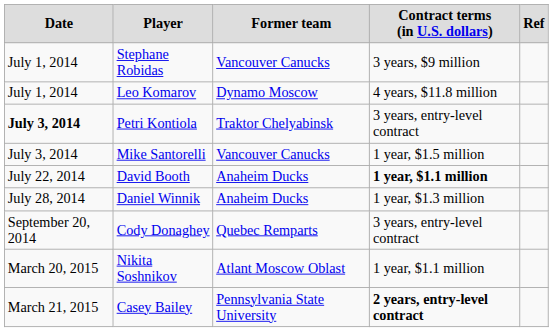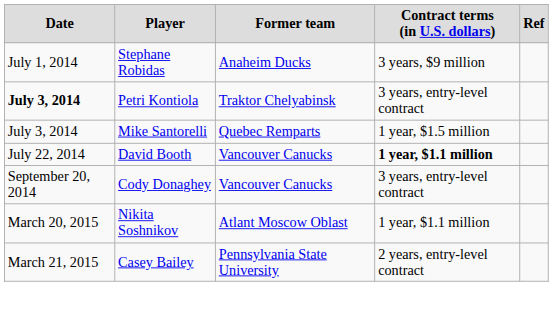(273, 62) Vancouver Canucks -> (265, 62) Anaheim Ducks
- row: (156, 92)
(273, 154) Vancouver Canucks -> (270, 131) Quebec Remparts
(262, 176) Anaheim Ducks -> (276, 154) Vancouver Canucks
- row: (158, 199)
(267, 229) Quebec Remparts -> (276, 184) Vancouver Canucks
(431, 307) bold -> (433, 261) normal
